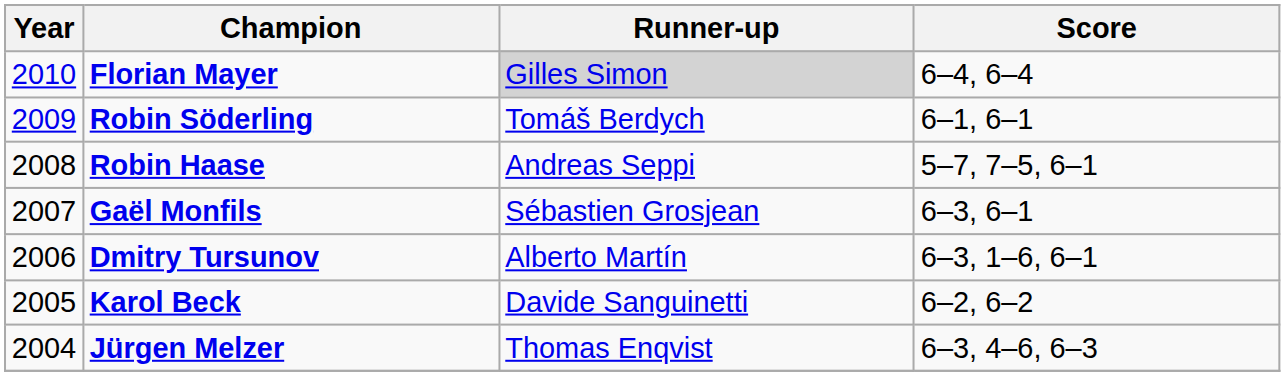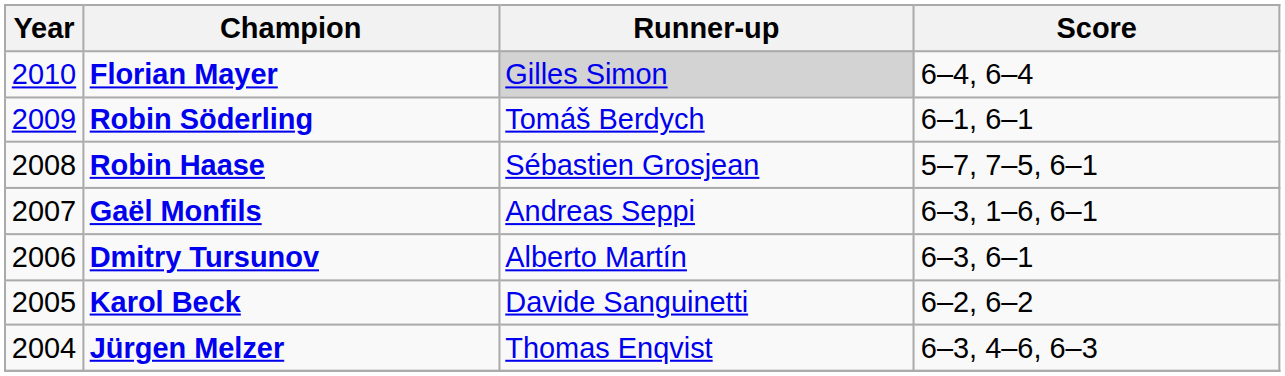(600, 165) Andreas Seppi -> (632, 165) Sébastien Grosjean
(632, 211) Sébastien Grosjean -> (600, 211) Andreas Seppi
(977, 211) 6–3, 6–1 -> (1009, 211) 6–3, 1–6, 6–1
(1009, 257) 6–3, 1–6, 6–1 -> (977, 257) 6–3, 6–1
